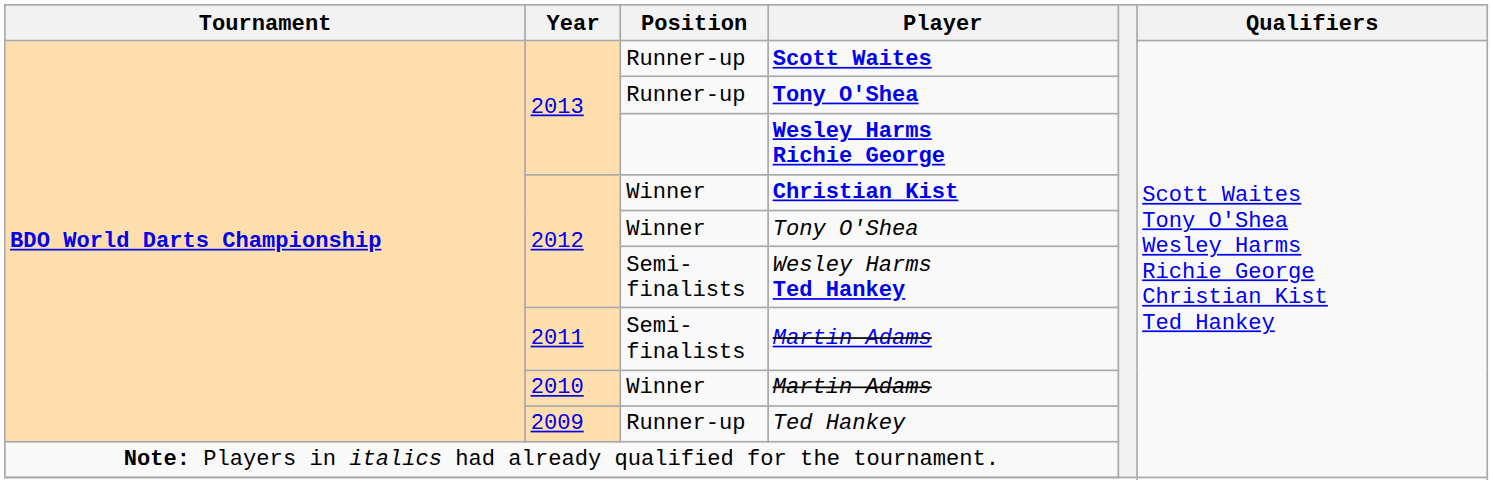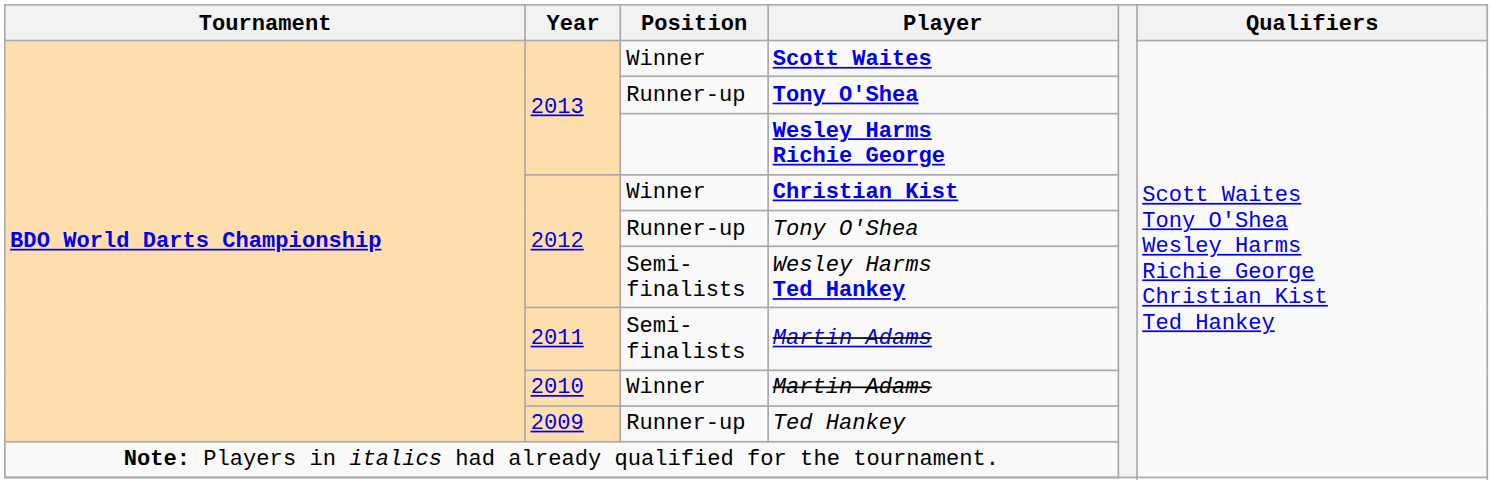(686, 59) Runner-up -> (666, 59) Winner
(666, 228) Winner -> (686, 228) Runner-up
